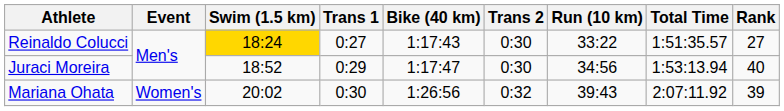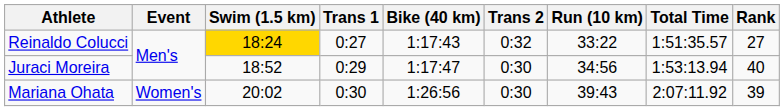(516, 43) 0:30 -> (516, 43) 0:32
(516, 93) 0:32 -> (516, 93) 0:30
